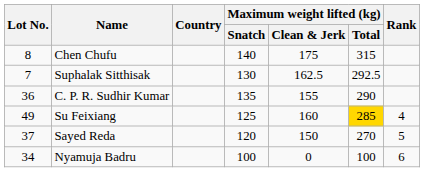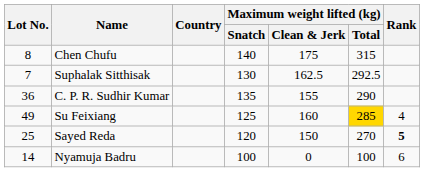(28, 136) 37 -> (28, 136) 25
(401, 136) normal -> (401, 136) bold
(28, 156) 34 -> (28, 156) 14
